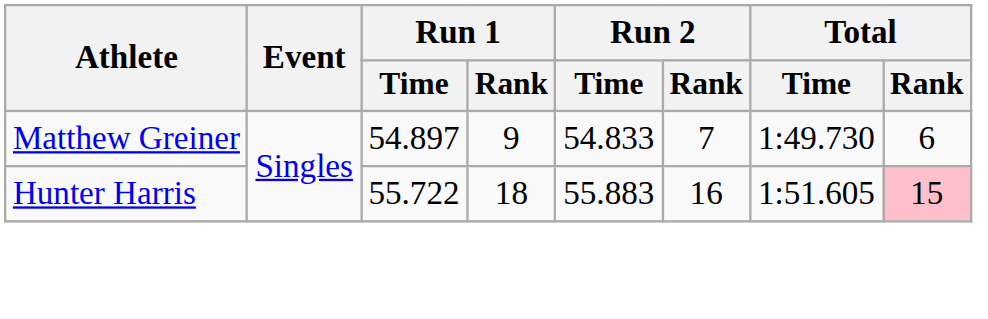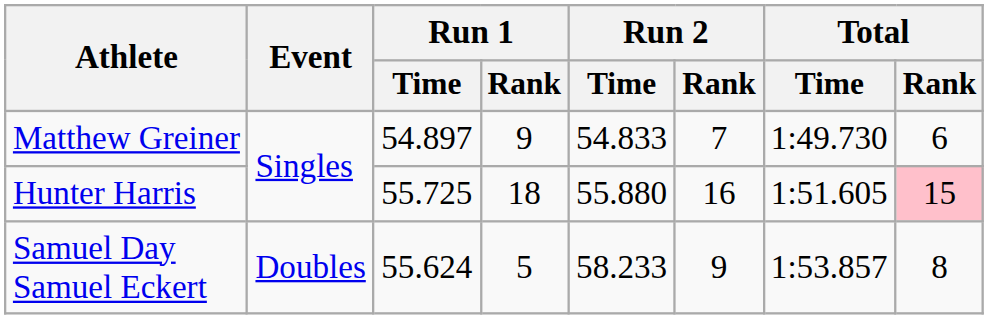(414, 193) 55.722 -> (427, 193) 55.725
(609, 193) 55.883 -> (622, 193) 55.880
+ row: (110, 267)
